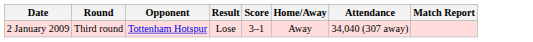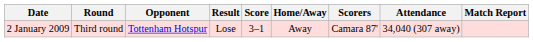+ column: (355, 12)
